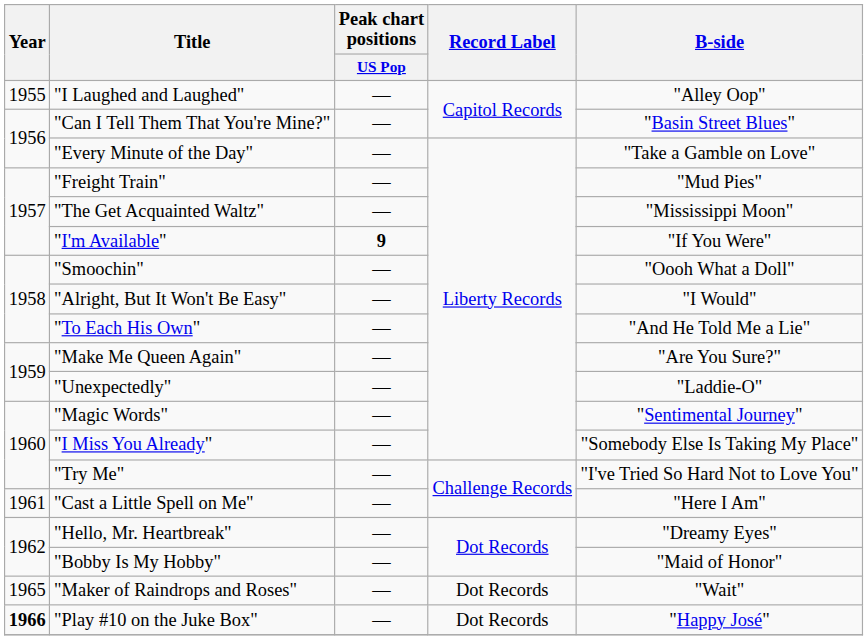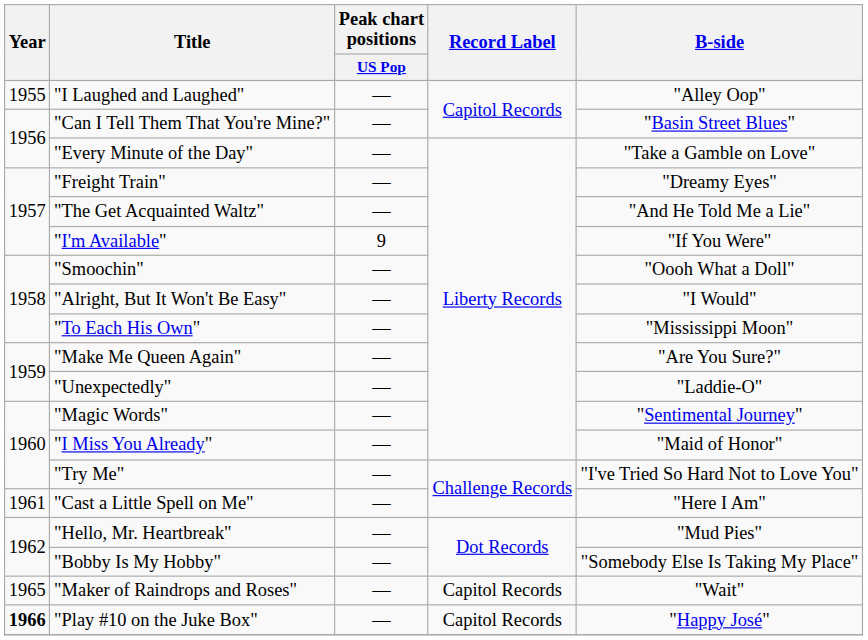(720, 182) "Mud Pies" -> (720, 182) "Dreamy Eyes"
(720, 211) "Mississippi Moon" -> (720, 211) "And He Told Me a Lie"
(381, 240) bold -> (381, 240) normal
(720, 328) "And He Told Me a Lie" -> (720, 328) "Mississippi Moon"
(720, 444) "Somebody Else Is Taking My Place" -> (720, 444) "Maid of Honor"
(720, 532) "Dreamy Eyes" -> (720, 532) "Mud Pies"
(720, 561) "Maid of Honor" -> (720, 561) "Somebody Else Is Taking My Place"
(502, 590) Dot Records -> (502, 590) Capitol Records
(502, 619) Dot Records -> (502, 619) Capitol Records
